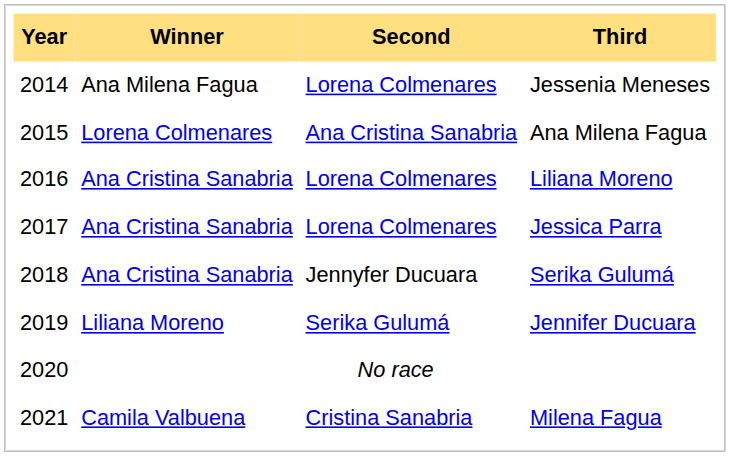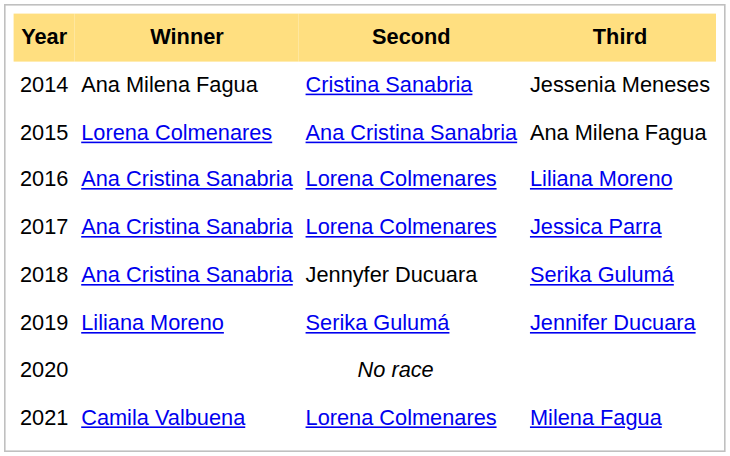(401, 84) Lorena Colmenares -> (389, 84) Cristina Sanabria
(389, 418) Cristina Sanabria -> (401, 418) Lorena Colmenares
